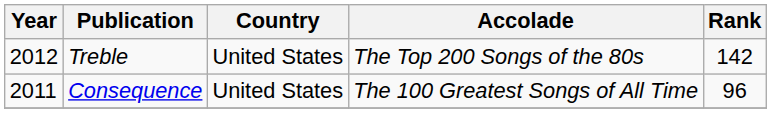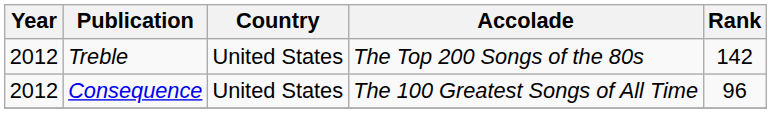(33, 90) 2011 -> (34, 90) 2012
